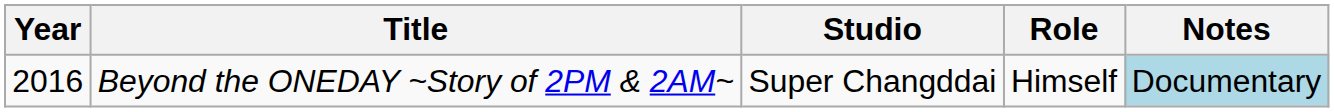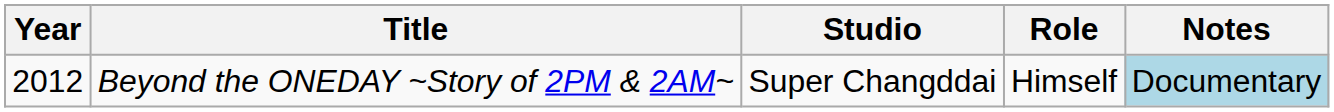(48, 80) 2016 -> (48, 80) 2012
